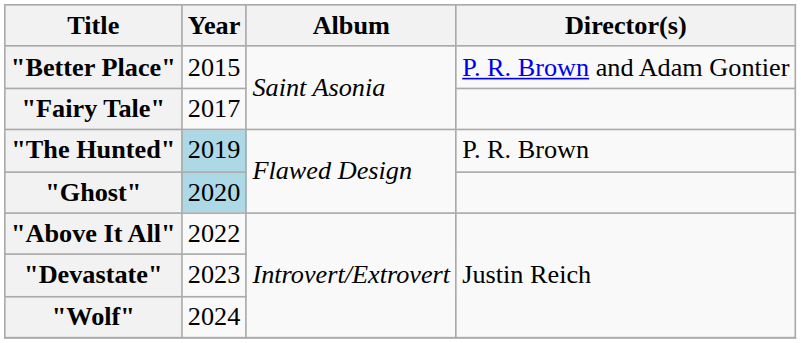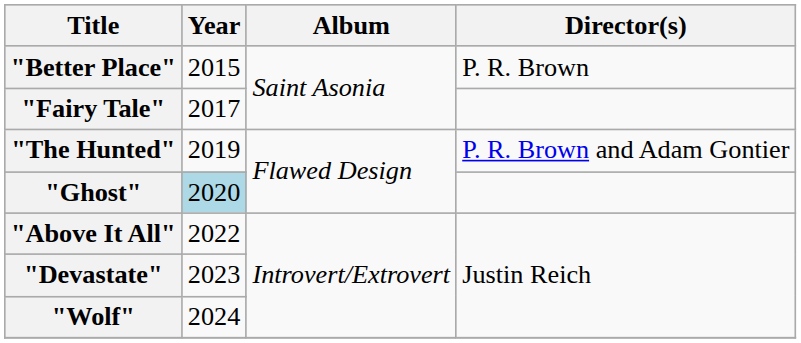(626, 66) P. R. Brown and Adam Gontier -> (526, 66) P. R. Brown
(214, 150) lightblue background -> (214, 150) no background
(526, 150) P. R. Brown -> (626, 150) P. R. Brown and Adam Gontier
